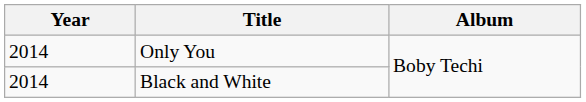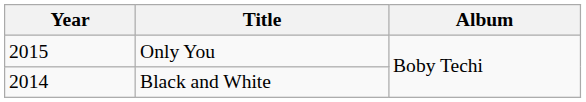(29, 50) 2014 -> (29, 50) 2015
